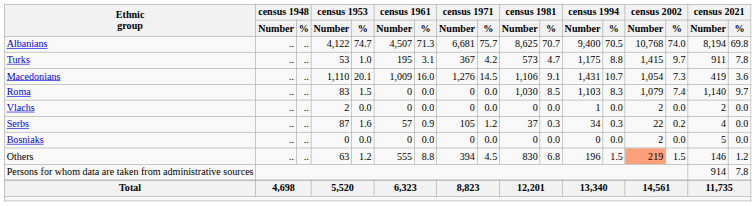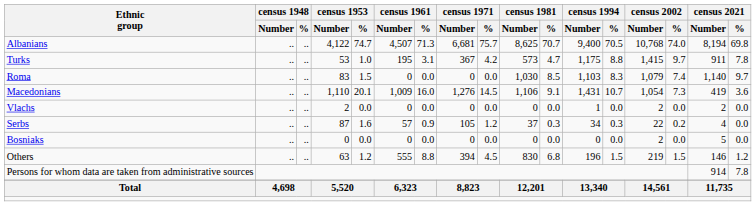rows swapped: (19, 92) <-> (34, 76)
(656, 156) lightsalmon background -> (656, 156) no background
